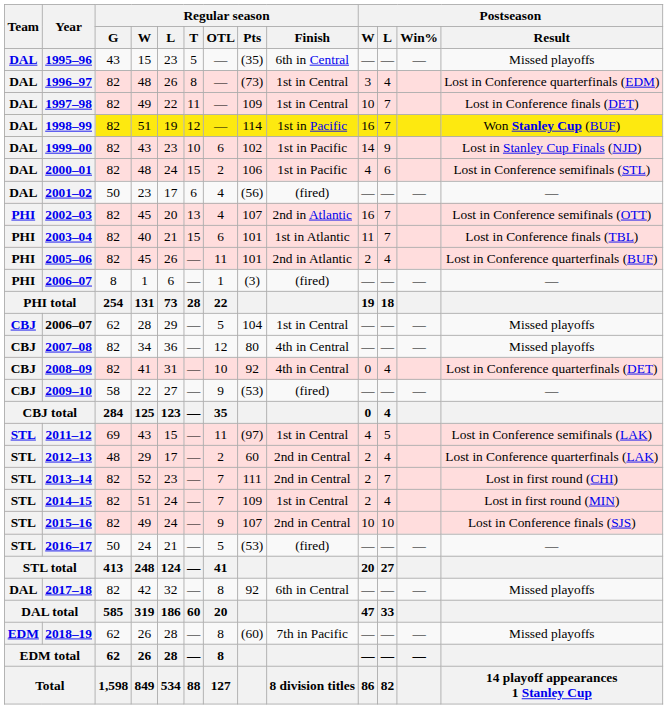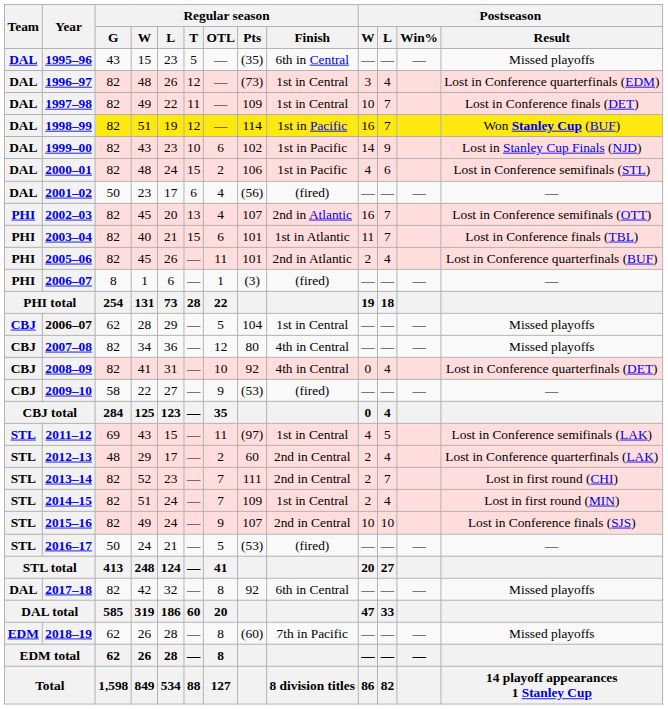(194, 81) 8 -> (194, 81) 12
